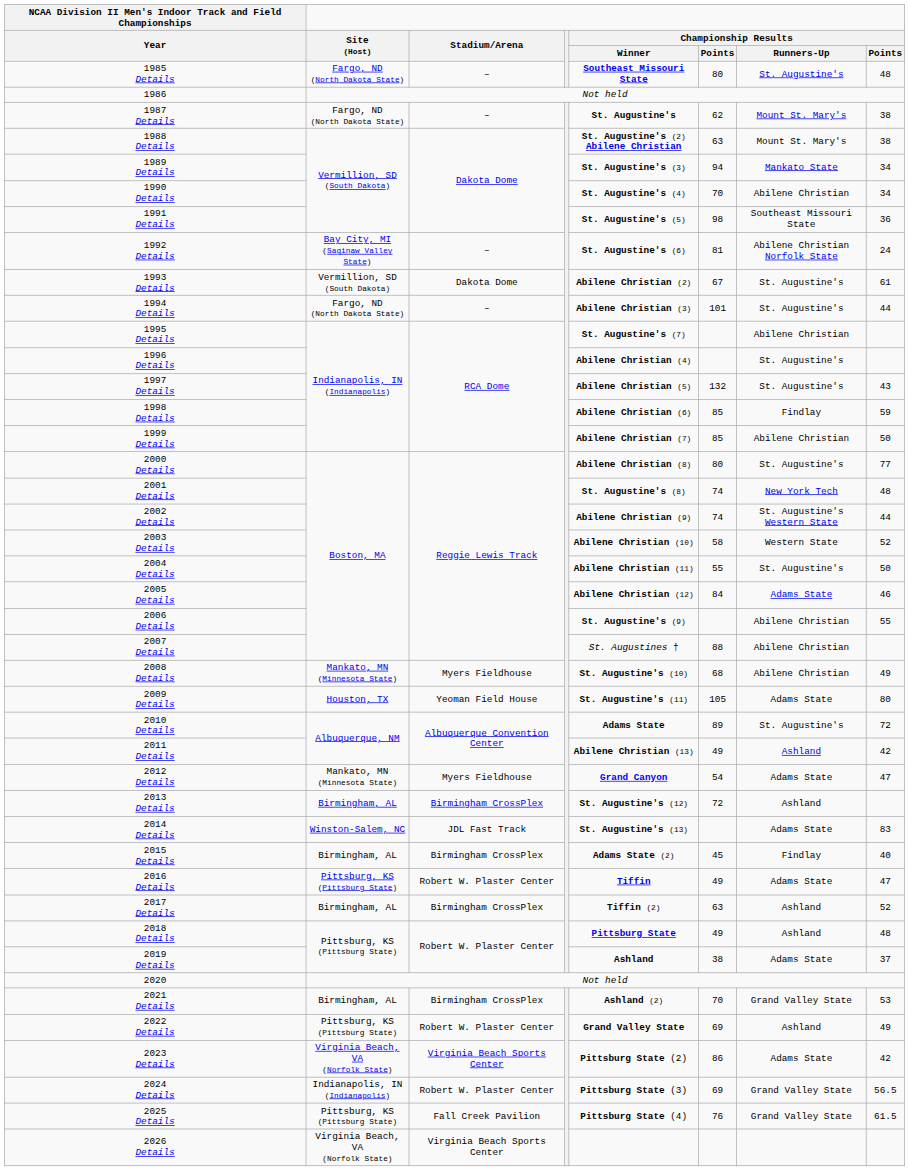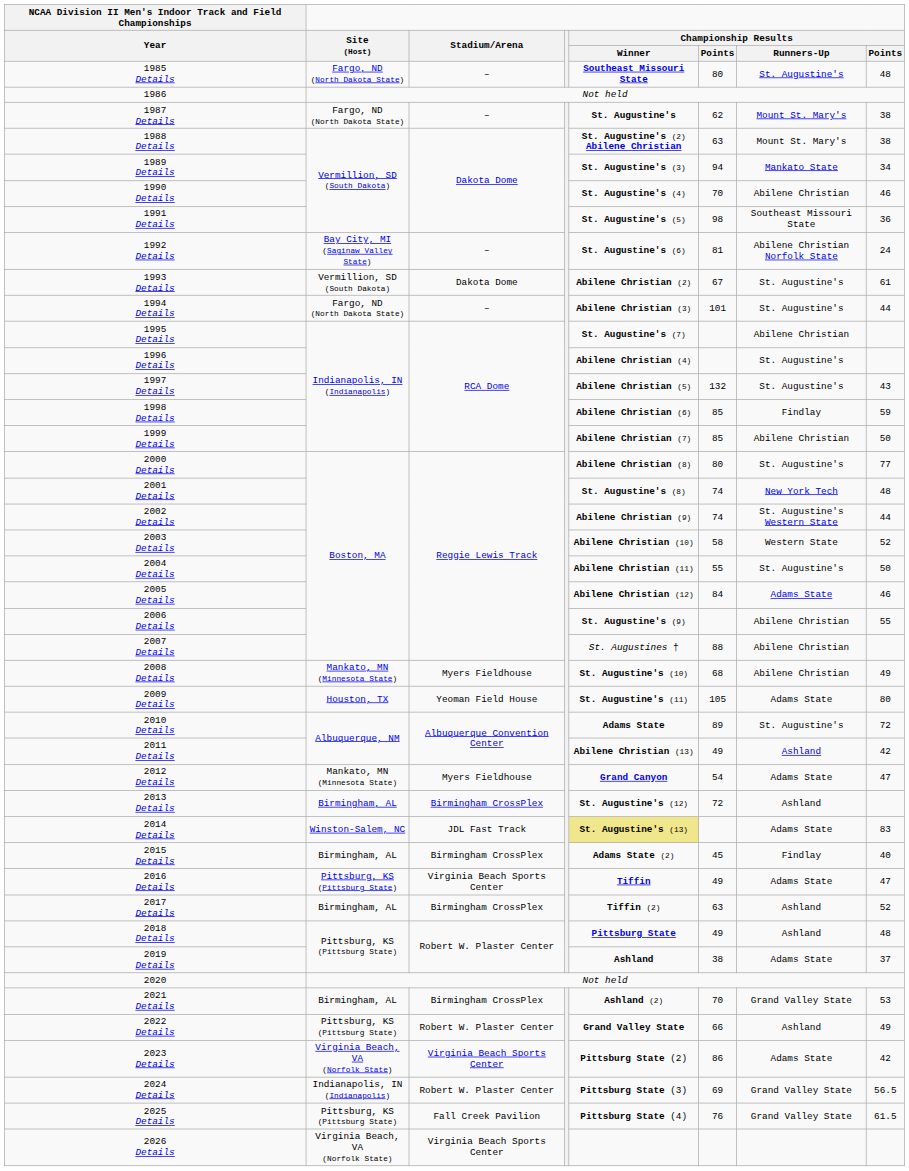(885, 193) 34 -> (885, 193) 46
(634, 830) no background -> (634, 830) khaki background
(487, 882) Robert W. Plaster Center -> (487, 882) Virginia Beach Sports Center
(718, 1027) 69 -> (718, 1027) 66
